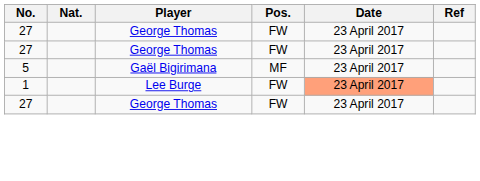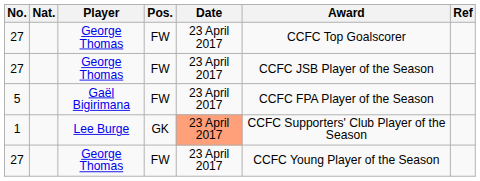+ column: (346, 13)
(278, 67) MF -> (160, 98) FW
(278, 85) FW -> (160, 129) GK
